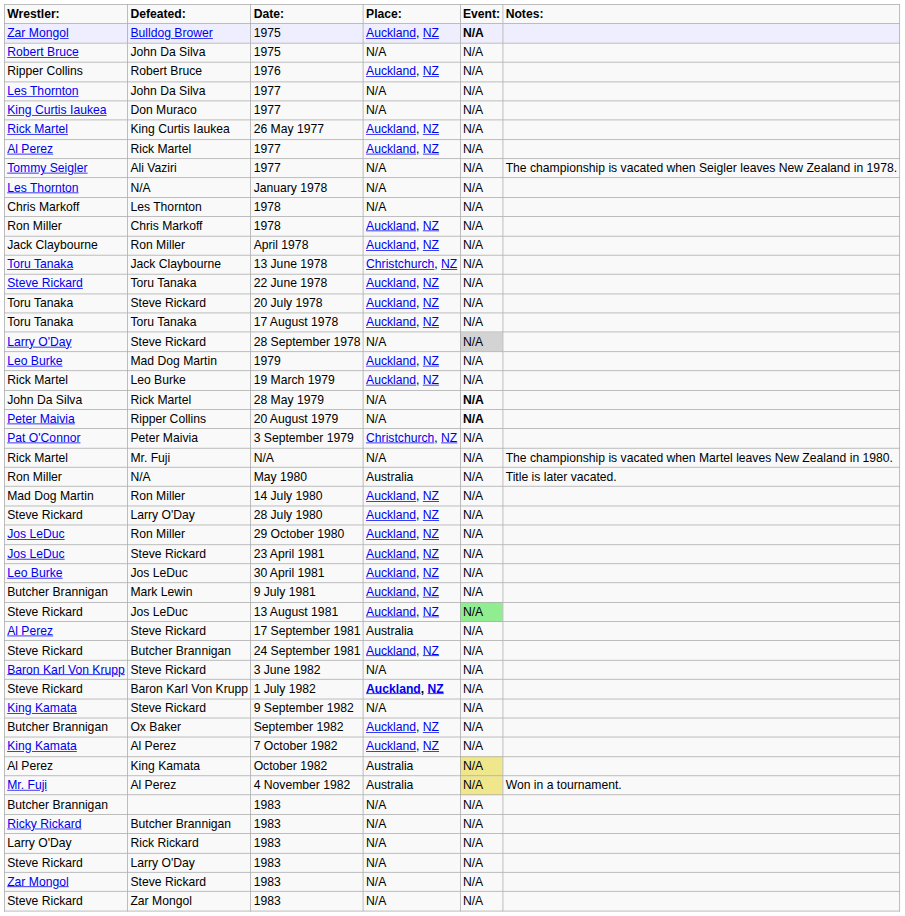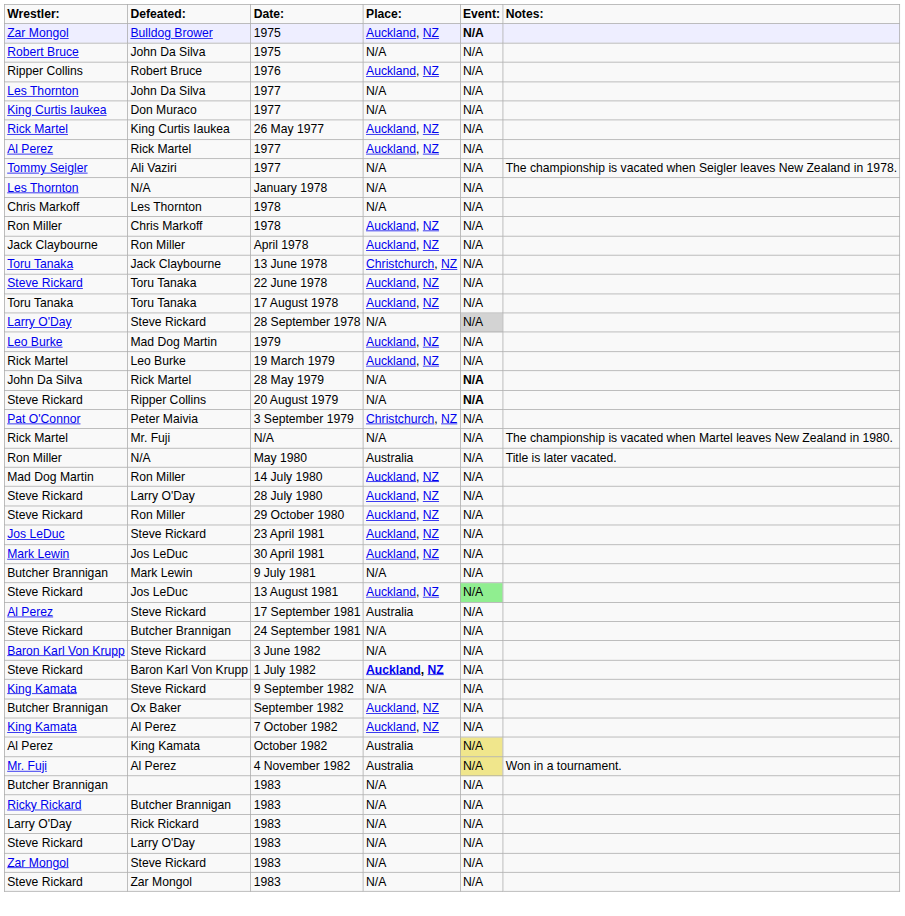- row: (168, 303)
(41, 419) Peter Maivia -> (45, 399) Steve Rickard
(36, 534) Jos LeDuc -> (45, 515) Steve Rickard
(35, 573) Leo Burke -> (38, 554) Mark Lewin
(403, 592) Auckland, NZ -> (376, 573) N/A
(403, 650) Auckland, NZ -> (376, 631) N/A
